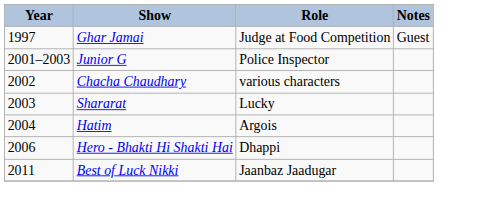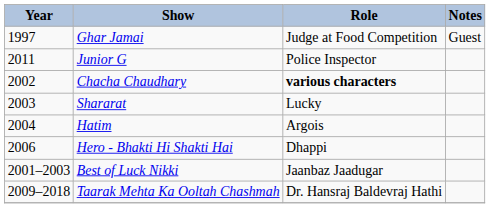(39, 59) 2001–2003 -> (21, 59) 2011
(290, 81) normal -> (341, 81) bold
(21, 170) 2011 -> (39, 170) 2001–2003
+ row: (178, 192)
